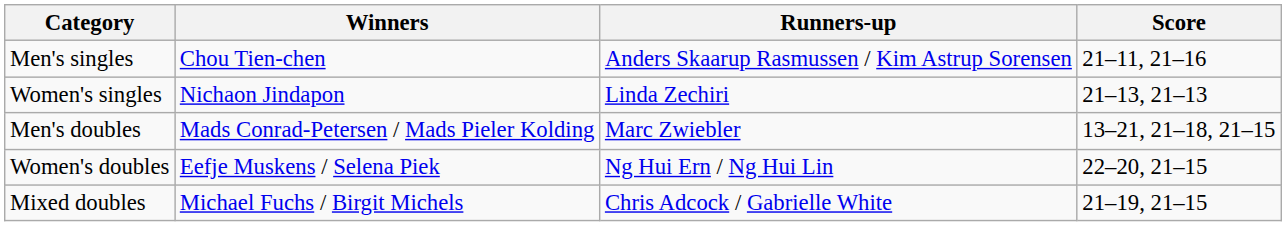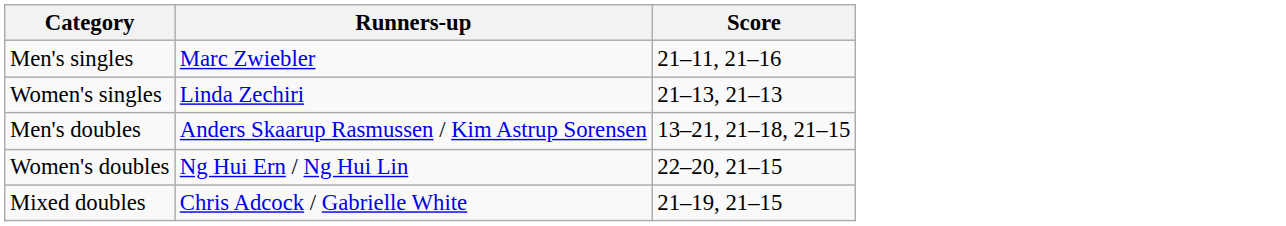- column: (387, 22)
(838, 58) Anders Skaarup Rasmussen / Kim Astrup Sorensen -> (248, 58) Marc Zwiebler
(673, 130) Marc Zwiebler -> (413, 130) Anders Skaarup Rasmussen / Kim Astrup Sorensen
